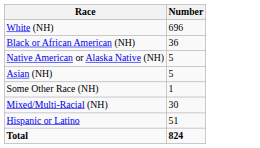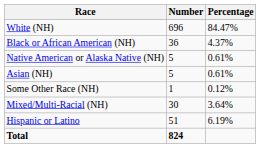+ column: (231, 12)
